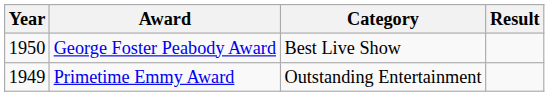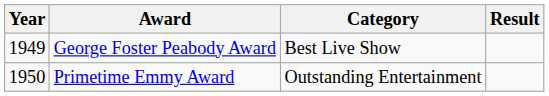(27, 47) 1950 -> (27, 47) 1949
(27, 76) 1949 -> (27, 76) 1950
